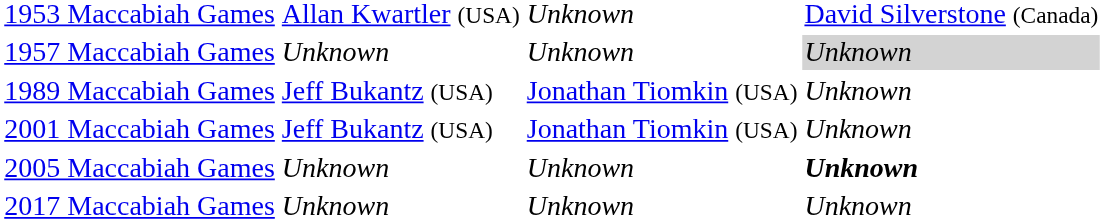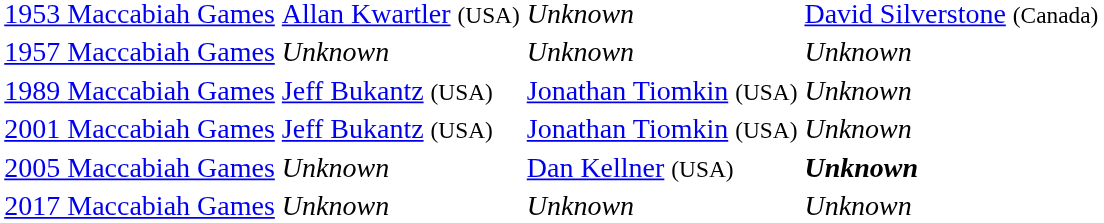(858, 52) lightgrey background -> (858, 52) no background
(580, 167) Unknown -> (630, 167) Dan Kellner (USA)
